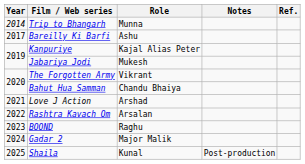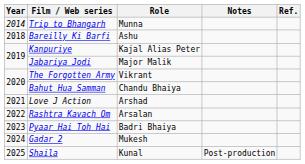(16, 37) 2017 -> (16, 37) 2018
(133, 62) Mukesh -> (145, 62) Major Malik
- row: (41, 127)
+ row: (70, 127)
(145, 140) Major Malik -> (133, 140) Mukesh
